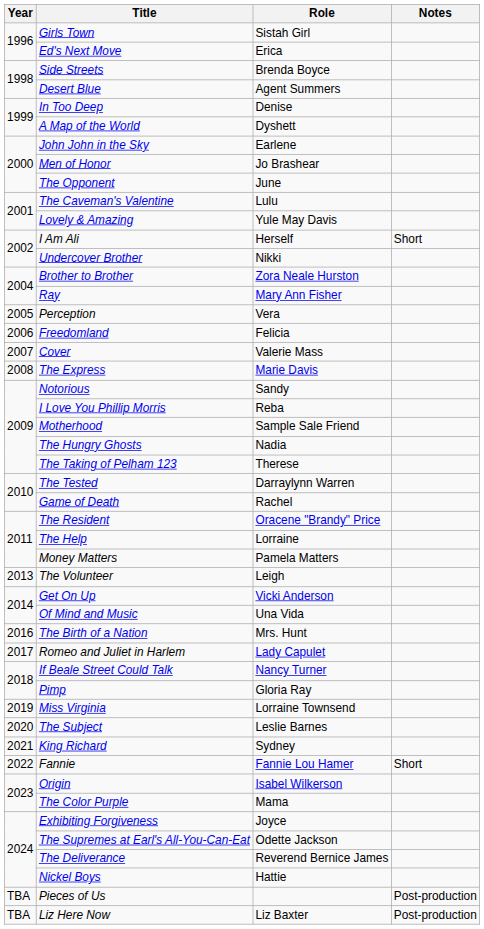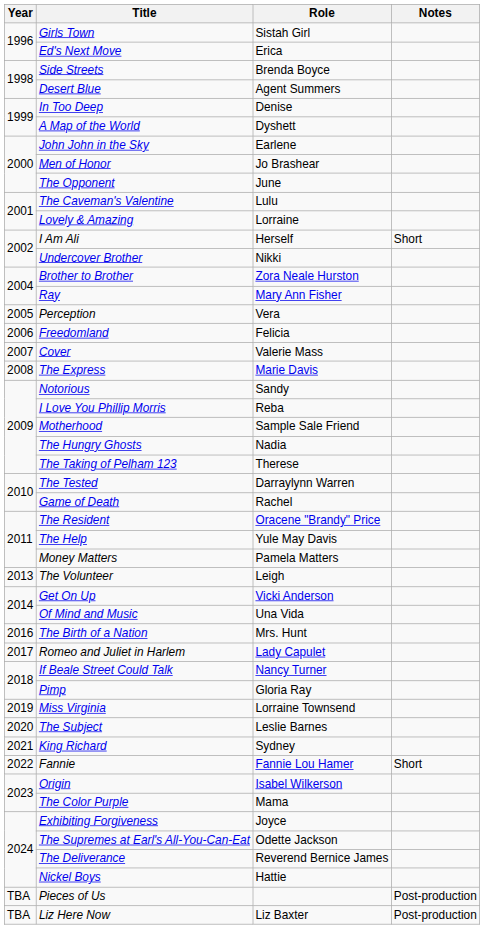(296, 220) Yule May Davis -> (277, 220) Lorraine
(277, 539) Lorraine -> (296, 539) Yule May Davis
